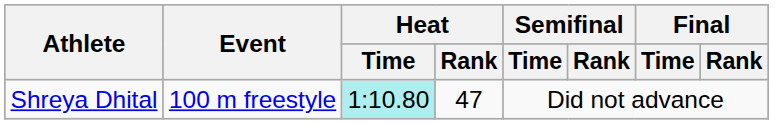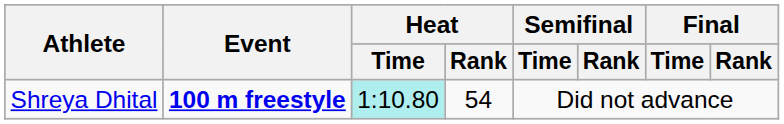(253, 100) normal -> (257, 100) bold
(469, 100) 47 -> (478, 100) 54
